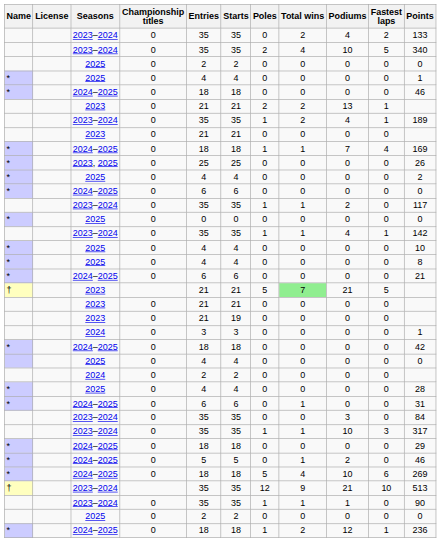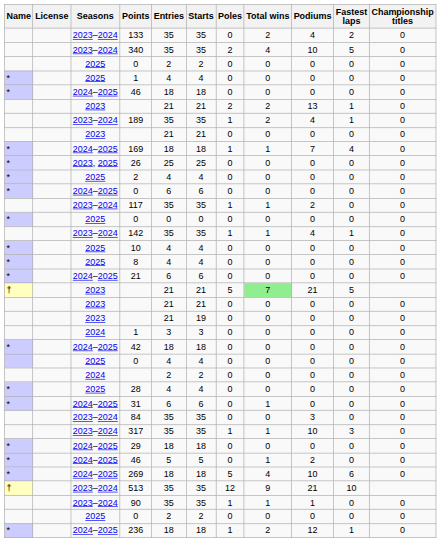columns swapped: (153, 16) <-> (420, 16)
